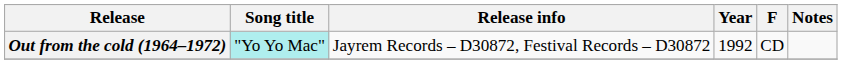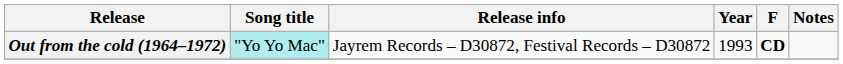(735, 45) 1992 -> (735, 45) 1993
(772, 45) normal -> (773, 45) bold
